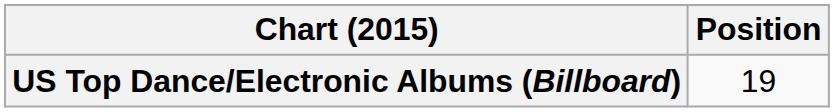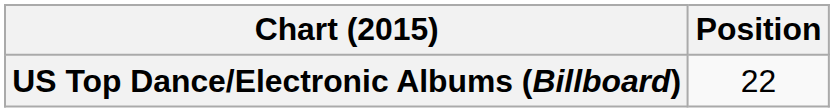(759, 80) 19 -> (759, 80) 22
